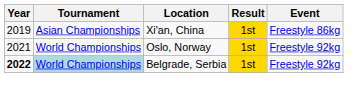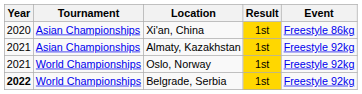(19, 30) 2019 -> (19, 30) 2020
+ row: (193, 47)
(89, 64) lightblue background -> (89, 81) no background
